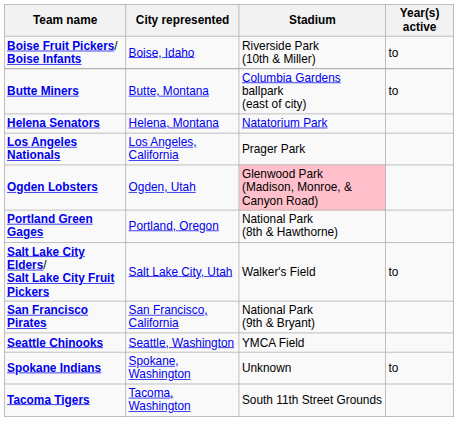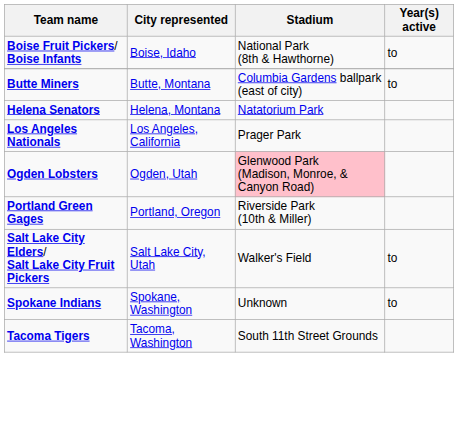(280, 52) Riverside Park (10th & Miller) -> (286, 52) National Park (8th & Hawthorne)
(290, 226) National Park (8th & Hawthorne) -> (276, 213) Riverside Park (10th & Miller)
- row: (48, 317)
- row: (55, 342)
